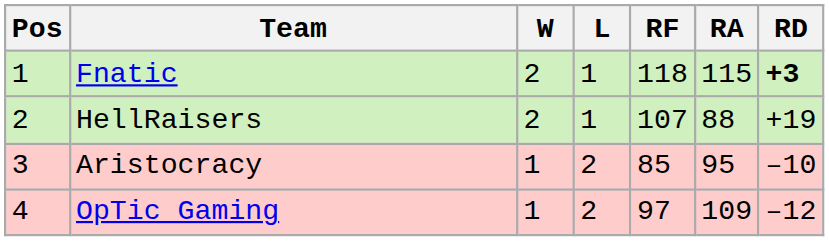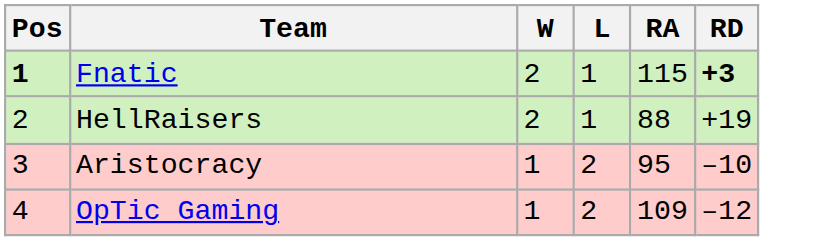- column: (662, 28)
(20, 74) normal -> (20, 74) bold
